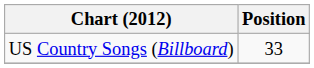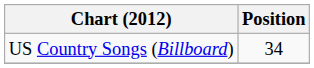(274, 48) 33 -> (274, 48) 34
